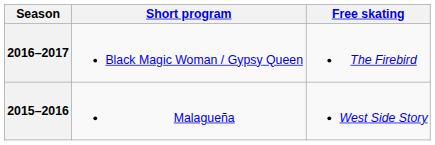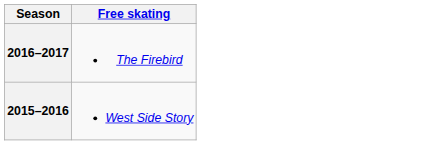- column: (189, 14)
